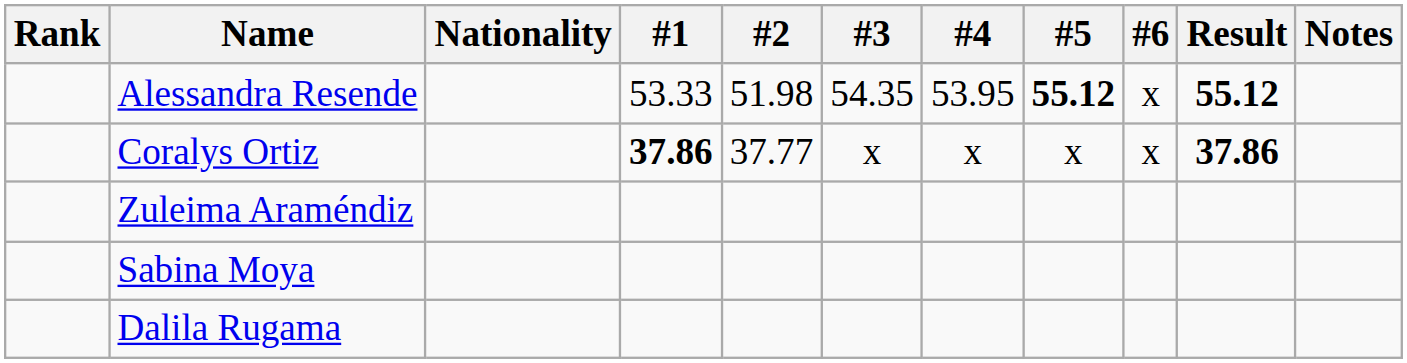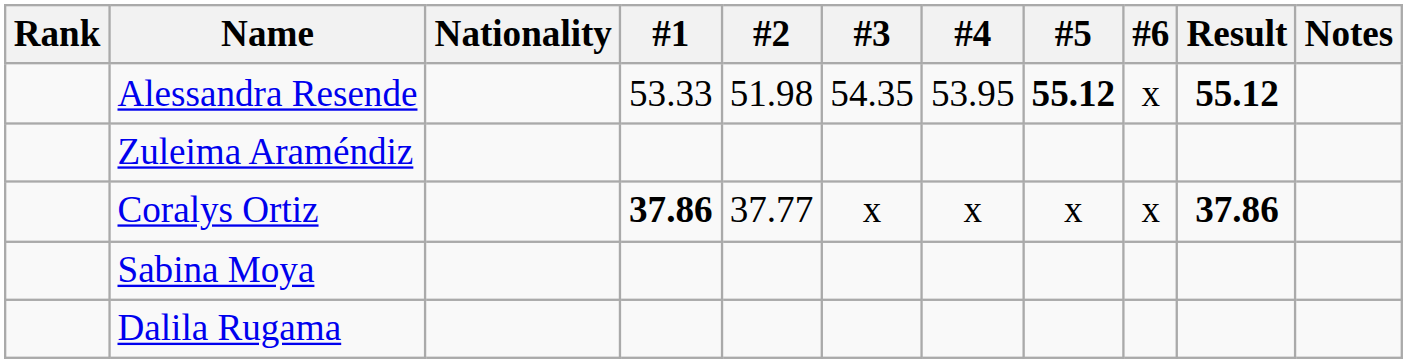rows swapped: (218, 151) <-> (265, 210)
